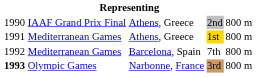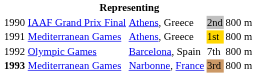(75, 51) Mediterranean Games -> (62, 51) Olympic Games
(62, 66) Olympic Games -> (75, 66) Mediterranean Games
